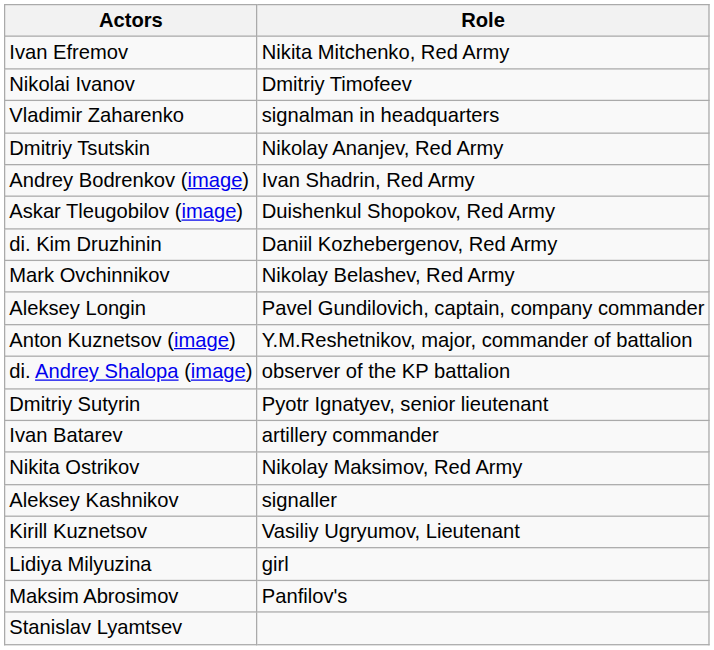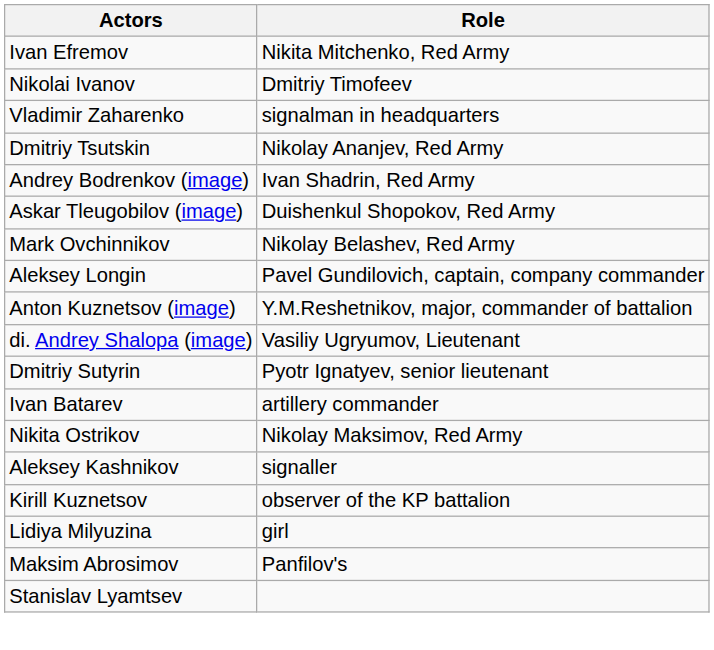- row: (85, 244)
(386, 372) observer of the KP battalion -> (391, 340) Vasiliy Ugryumov, Lieutenant
(391, 532) Vasiliy Ugryumov, Lieutenant -> (386, 500) observer of the KP battalion
